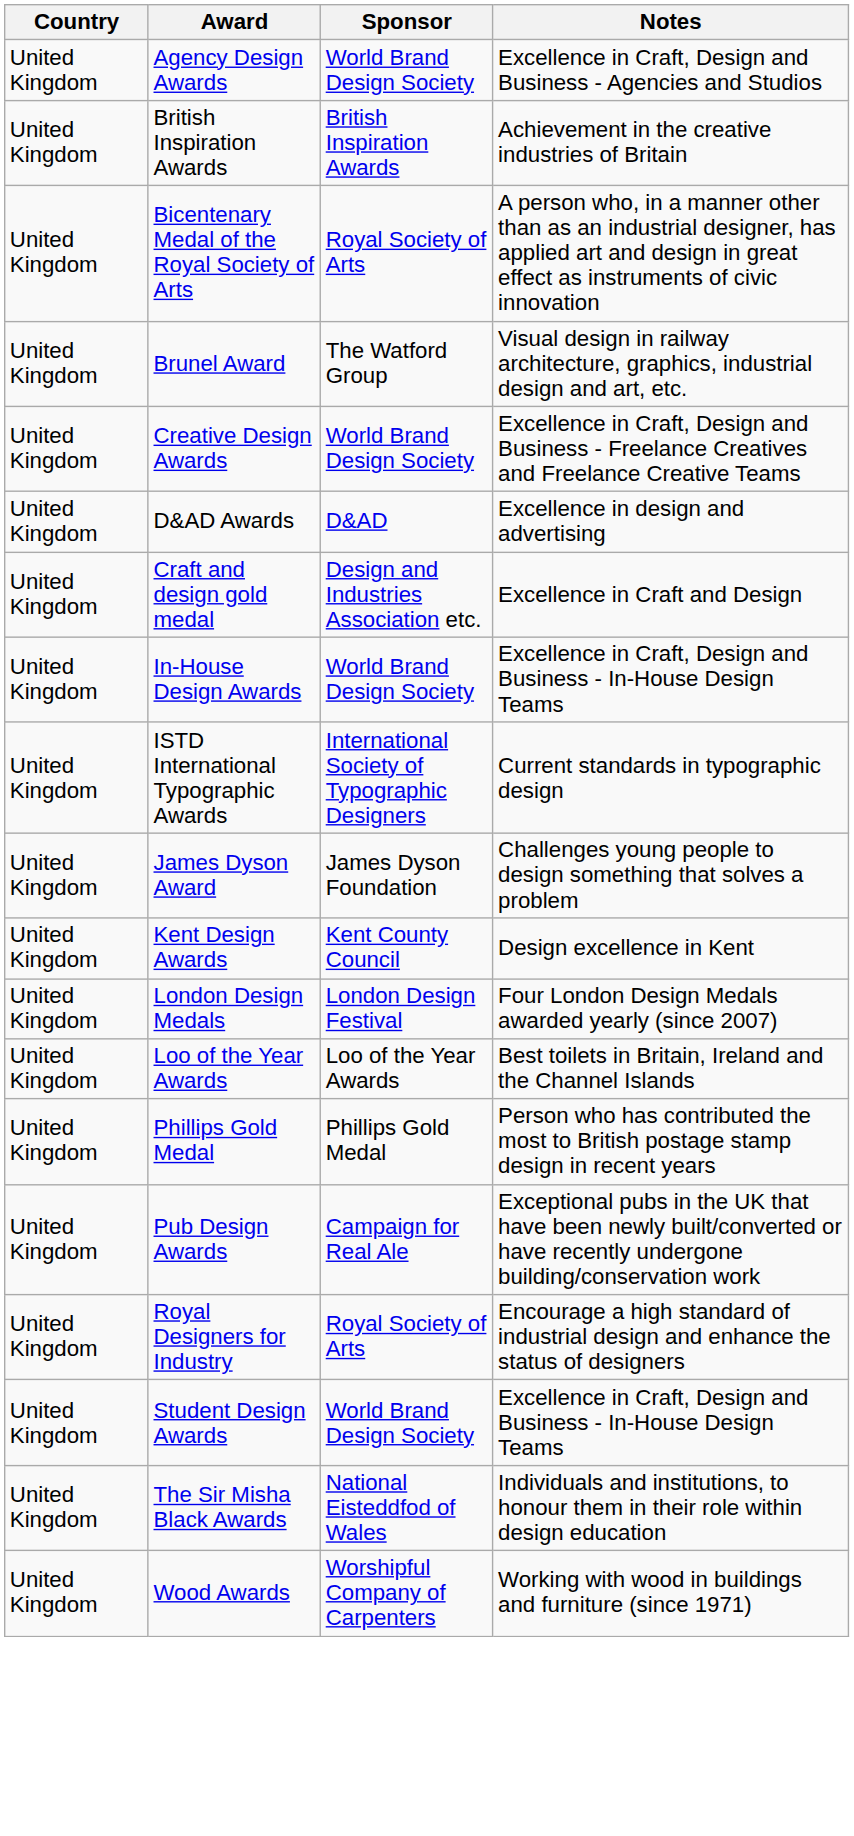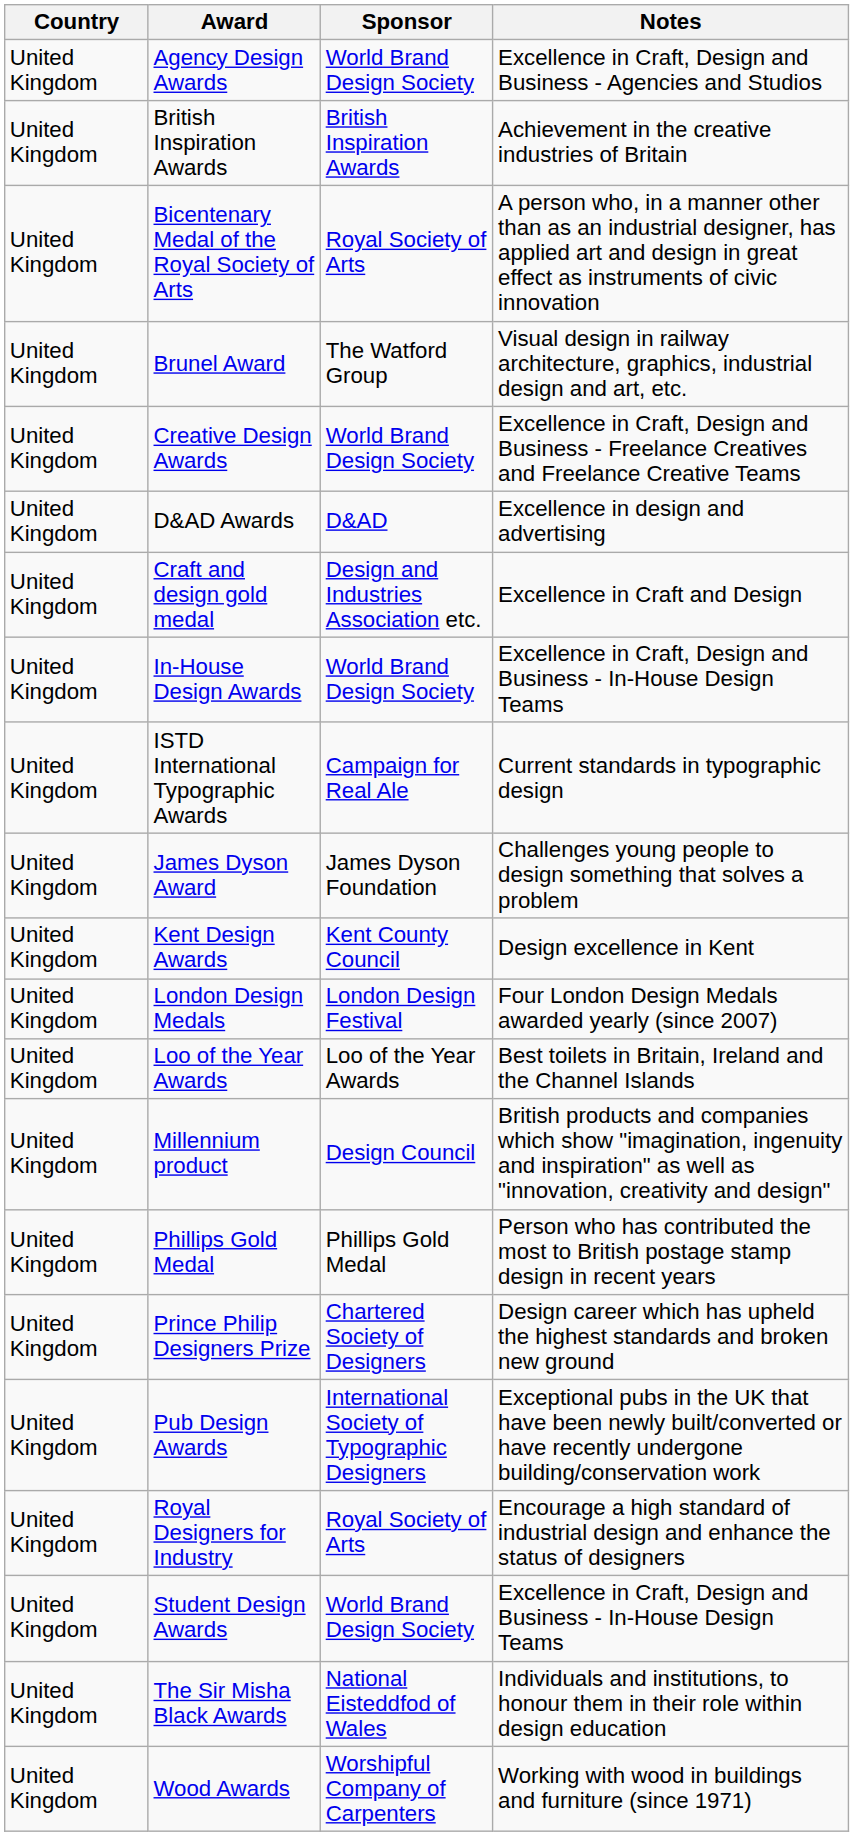(387, 777) International Society of Typographic Designers -> (392, 777) Campaign for Real Ale
+ row: (207, 1153)
+ row: (232, 1337)
(392, 1239) Campaign for Real Ale -> (387, 1434) International Society of Typographic Designers
